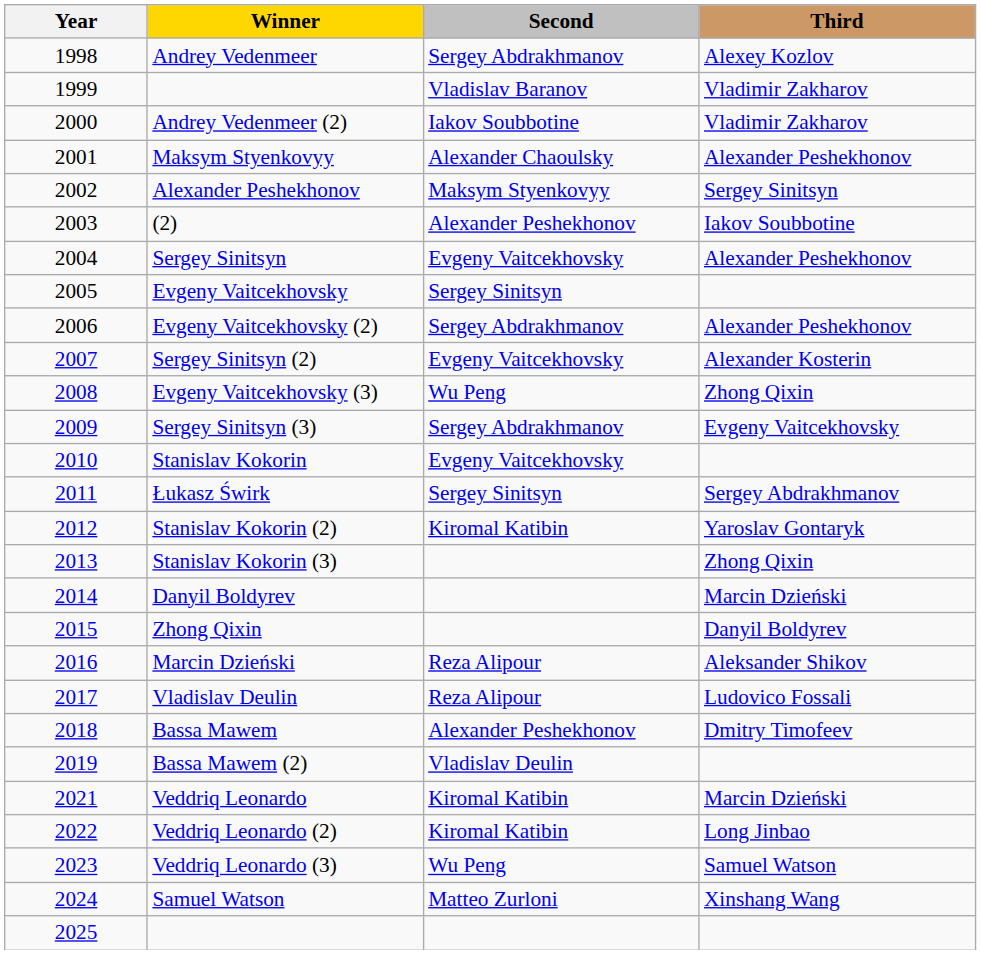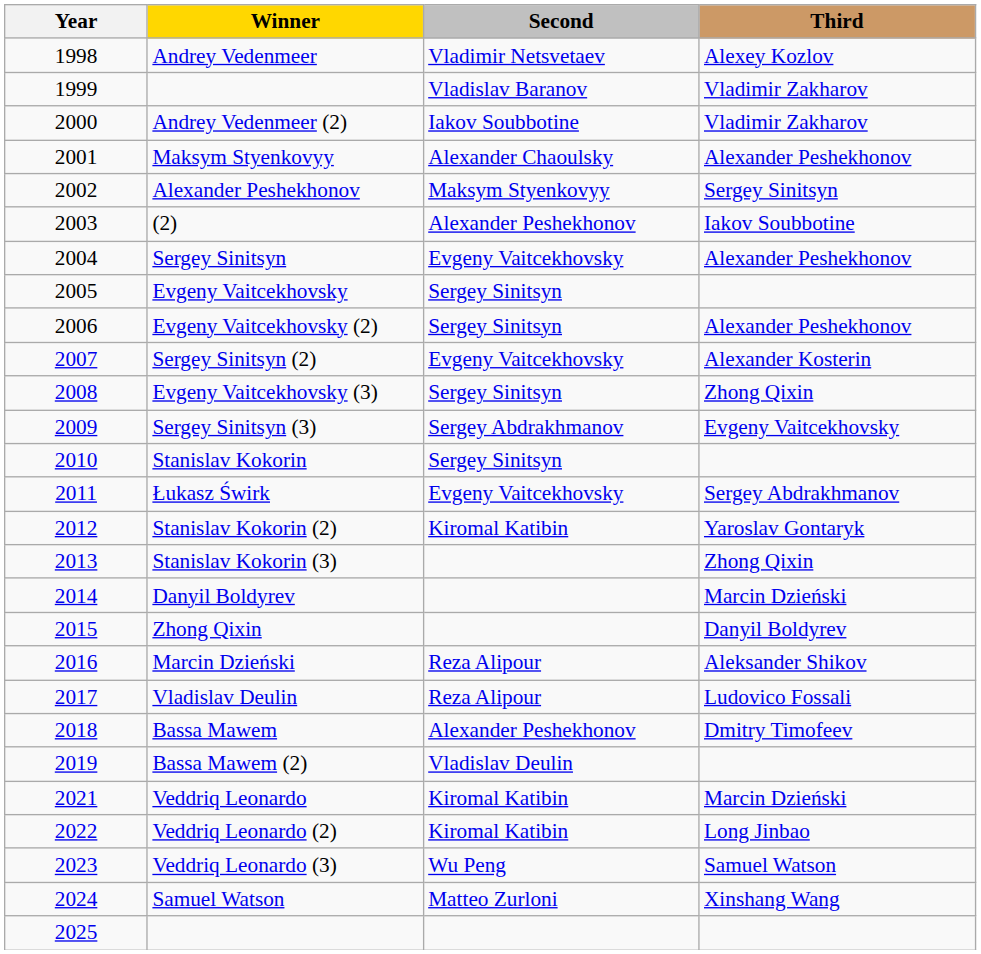(526, 55) Sergey Abdrakhmanov -> (517, 55) Vladimir Netsvetaev
(526, 325) Sergey Abdrakhmanov -> (495, 325) Sergey Sinitsyn
(467, 392) Wu Peng -> (495, 392) Sergey Sinitsyn
(526, 460) Evgeny Vaitcekhovsky -> (495, 460) Sergey Sinitsyn
(495, 493) Sergey Sinitsyn -> (526, 493) Evgeny Vaitcekhovsky
